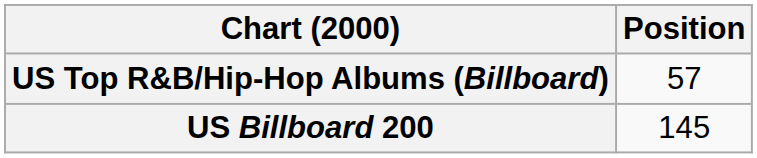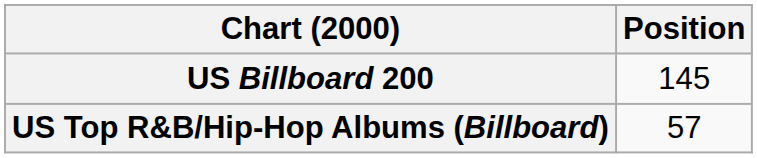rows swapped: (310, 127) <-> (310, 78)
